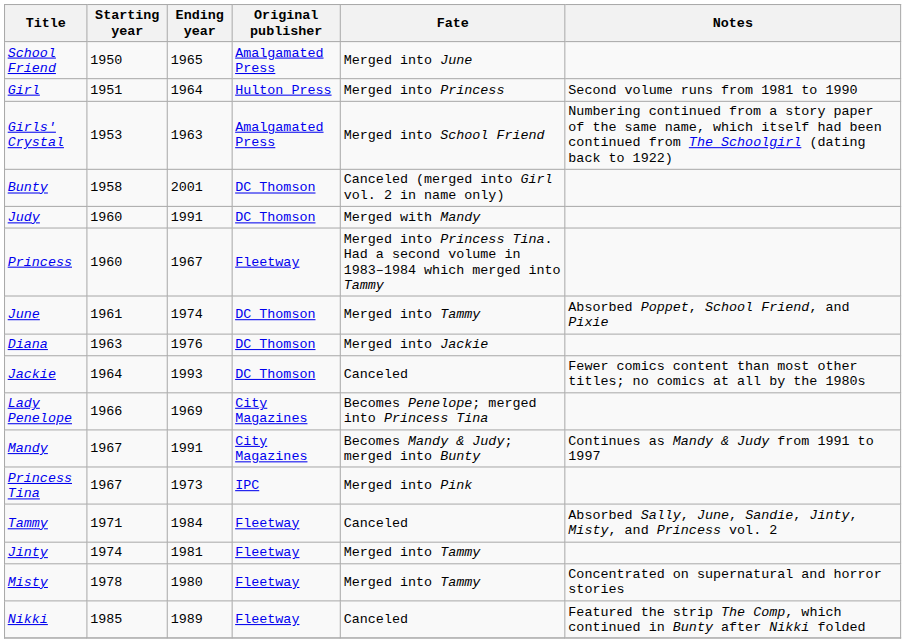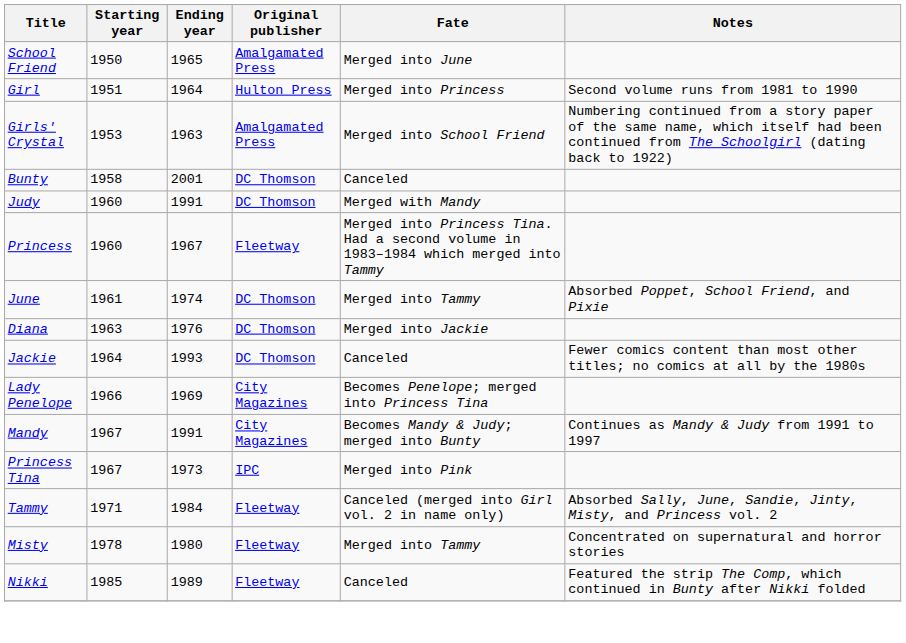(448, 188) Canceled (merged into Girl vol. 2 in name only) -> (376, 180) Canceled
(376, 523) Canceled -> (448, 508) Canceled (merged into Girl vol. 2 in name only)
- row: (28, 553)
